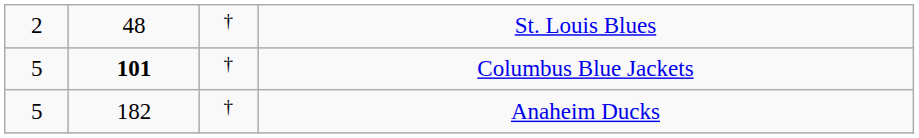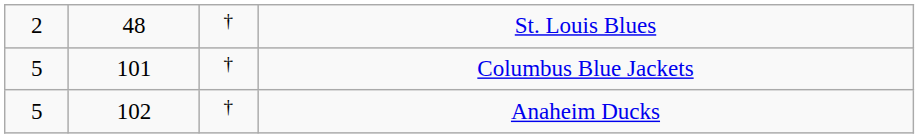(134, 68) bold -> (134, 68) normal
(134, 111) 182 -> (134, 111) 102
